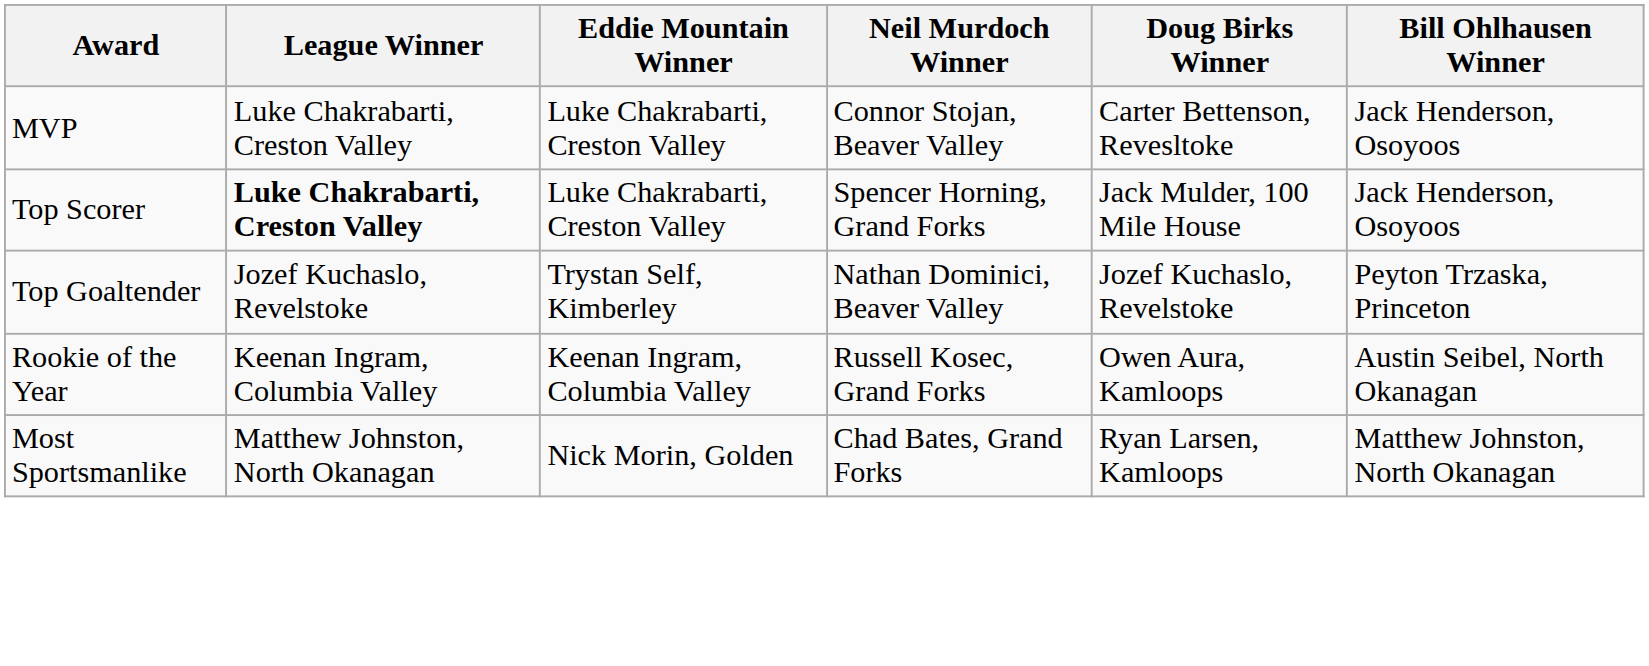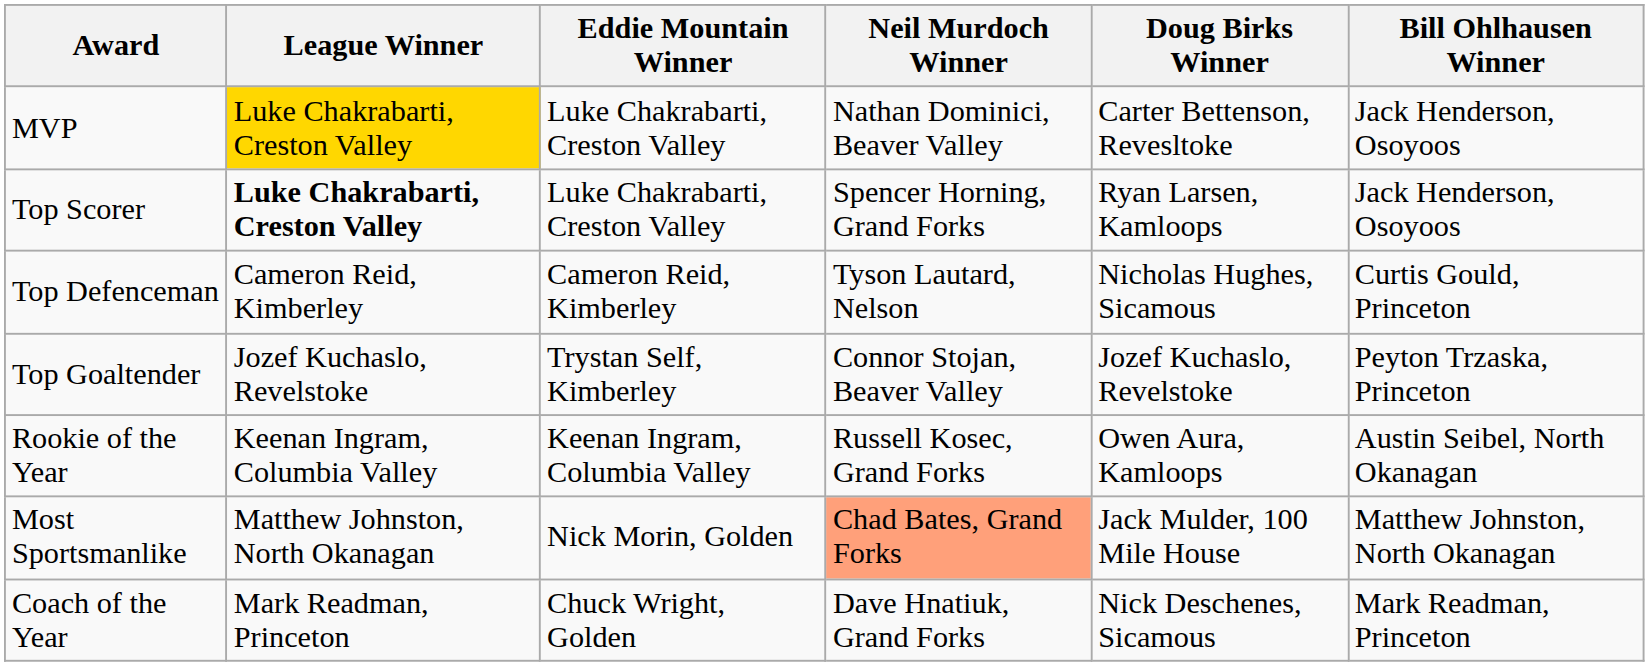(344, 127) no background -> (344, 127) gold background
(925, 127) Connor Stojan, Beaver Valley -> (941, 127) Nathan Dominici, Beaver Valley
(1204, 209) Jack Mulder, 100 Mile House -> (1178, 209) Ryan Larsen, Kamloops
+ row: (115, 291)
(942, 291) Nathan Dominici, Beaver Valley -> (925, 373) Connor Stojan, Beaver Valley
(948, 455) no background -> (948, 537) lightsalmon background
(1179, 455) Ryan Larsen, Kamloops -> (1203, 537) Jack Mulder, 100 Mile House
+ row: (89, 619)
